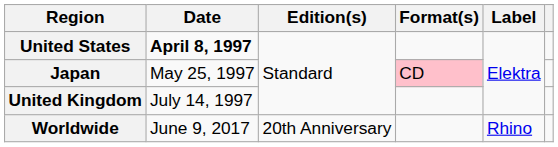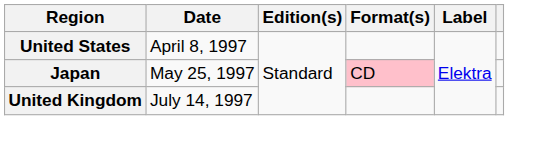(201, 45) bold -> (198, 45) normal
- row: (75, 127)
